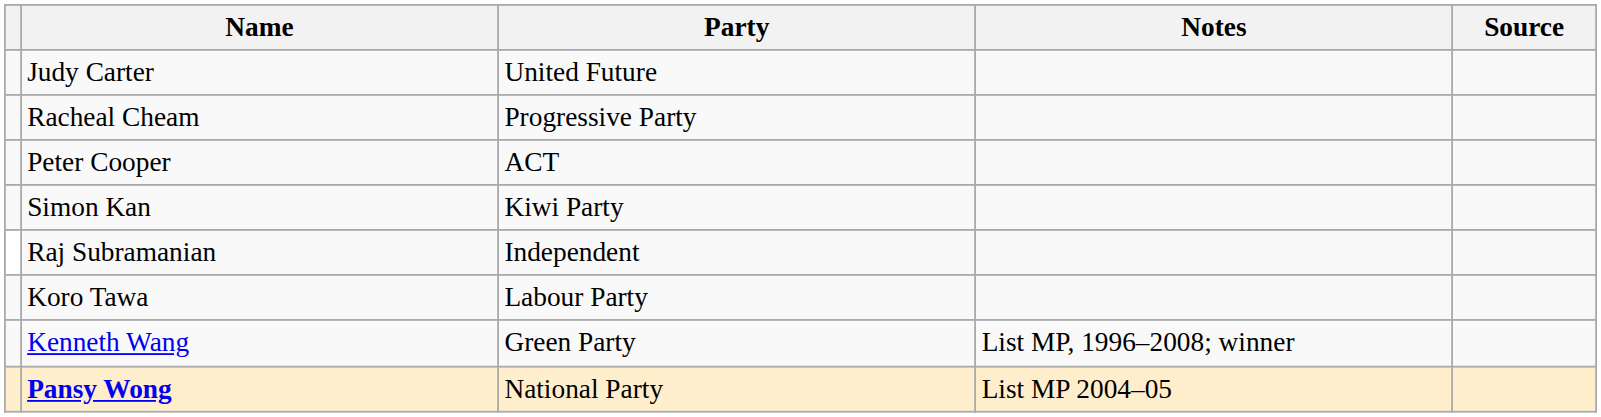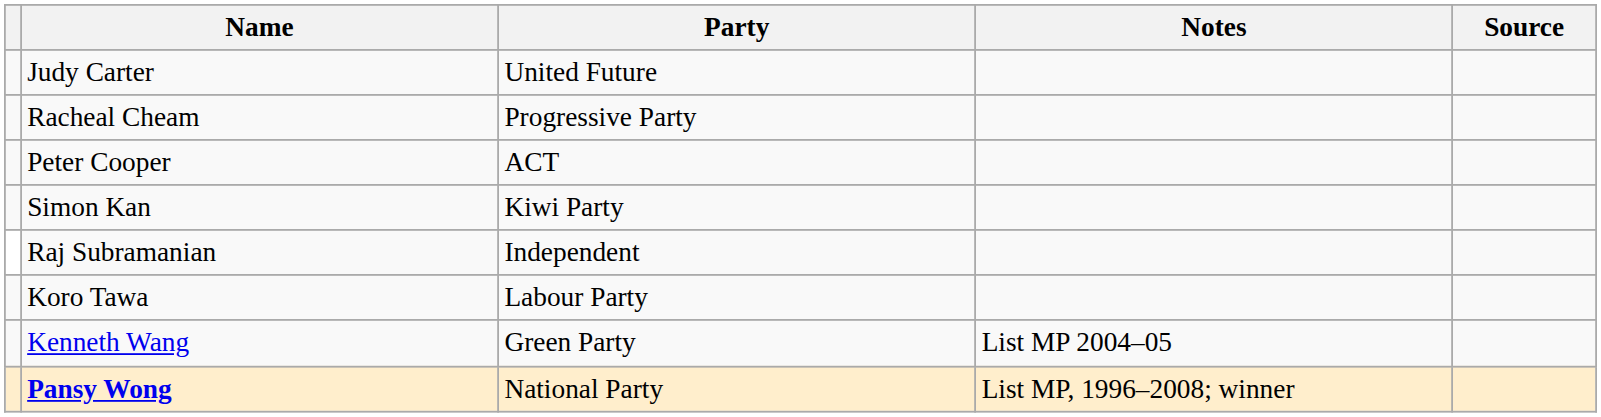(1138, 343) List MP, 1996–2008; winner -> (1077, 343) List MP 2004–05
(1077, 388) List MP 2004–05 -> (1138, 388) List MP, 1996–2008; winner
